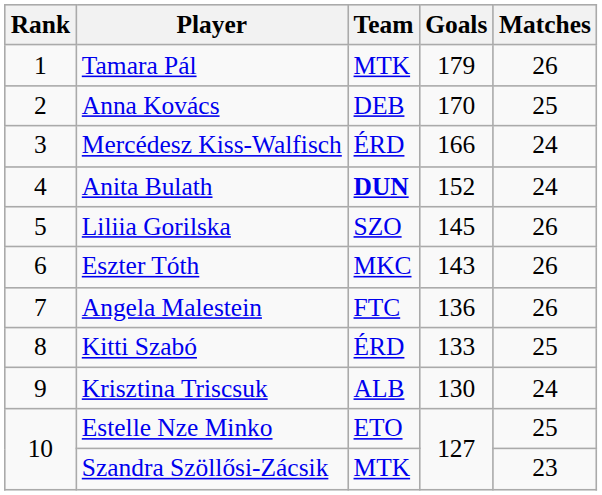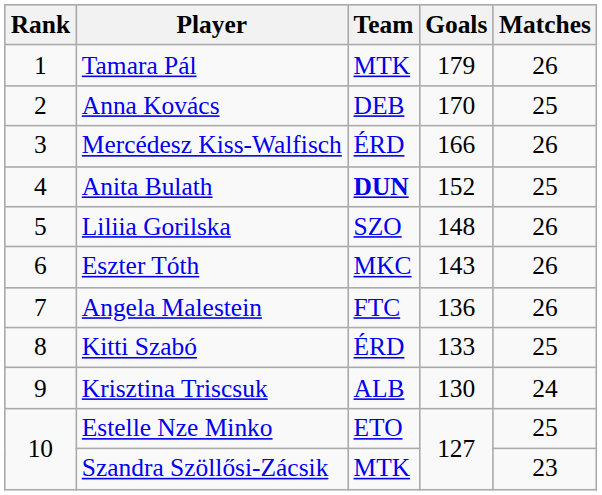(545, 145) 24 -> (545, 145) 26
(545, 186) 24 -> (545, 186) 25
(456, 226) 145 -> (456, 226) 148
